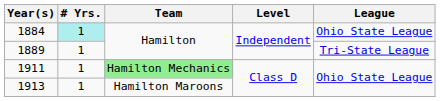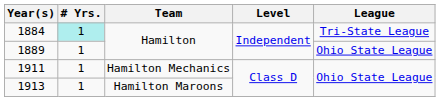(374, 32) Ohio State League -> (374, 32) Tri-State League
(374, 51) Tri-State League -> (374, 51) Ohio State League
(169, 69) lightgreen background -> (169, 69) no background
